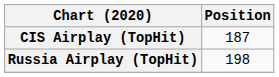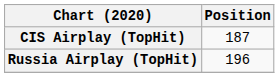(238, 61) 198 -> (238, 61) 196
